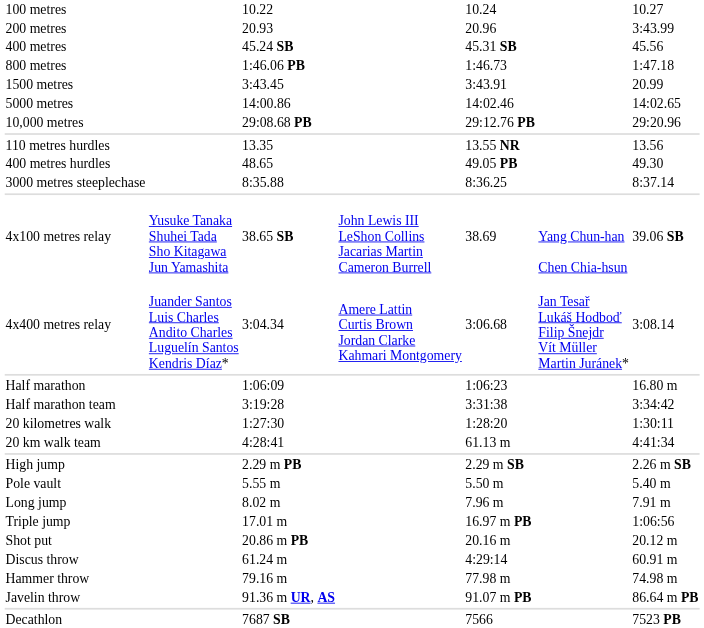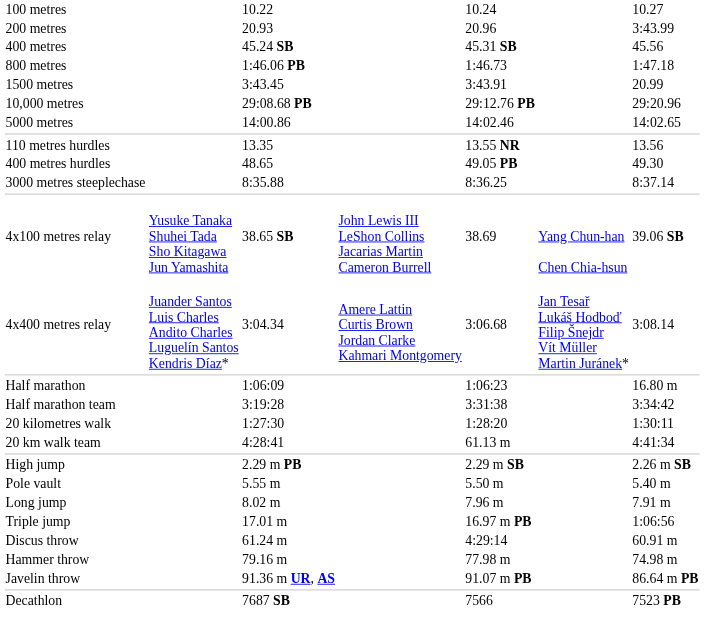rows swapped: (39, 103) <-> (45, 122)
- row: (29, 540)
